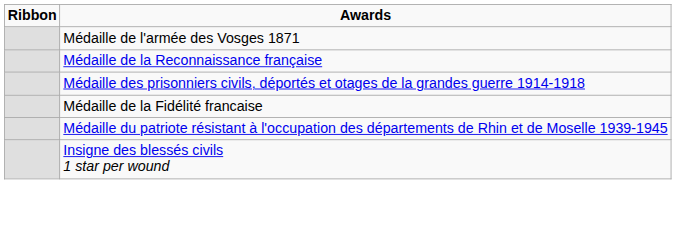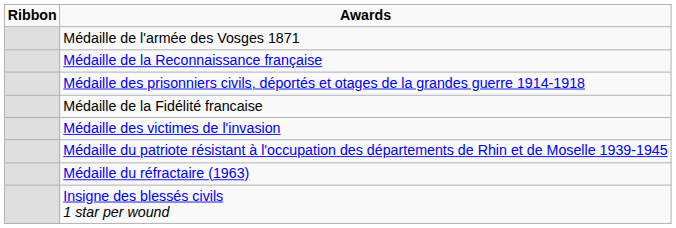+ row: (172, 128)
+ row: (156, 173)
